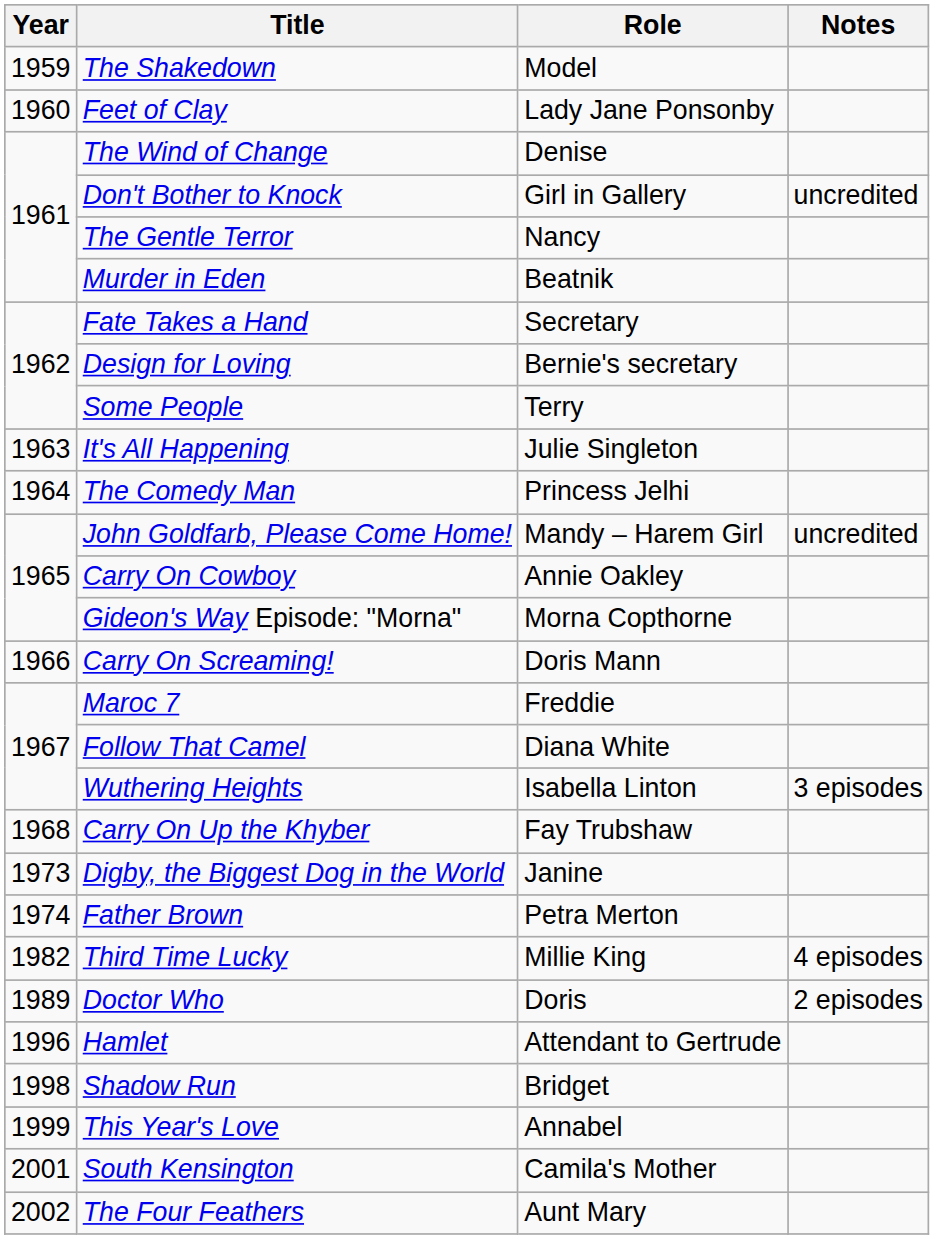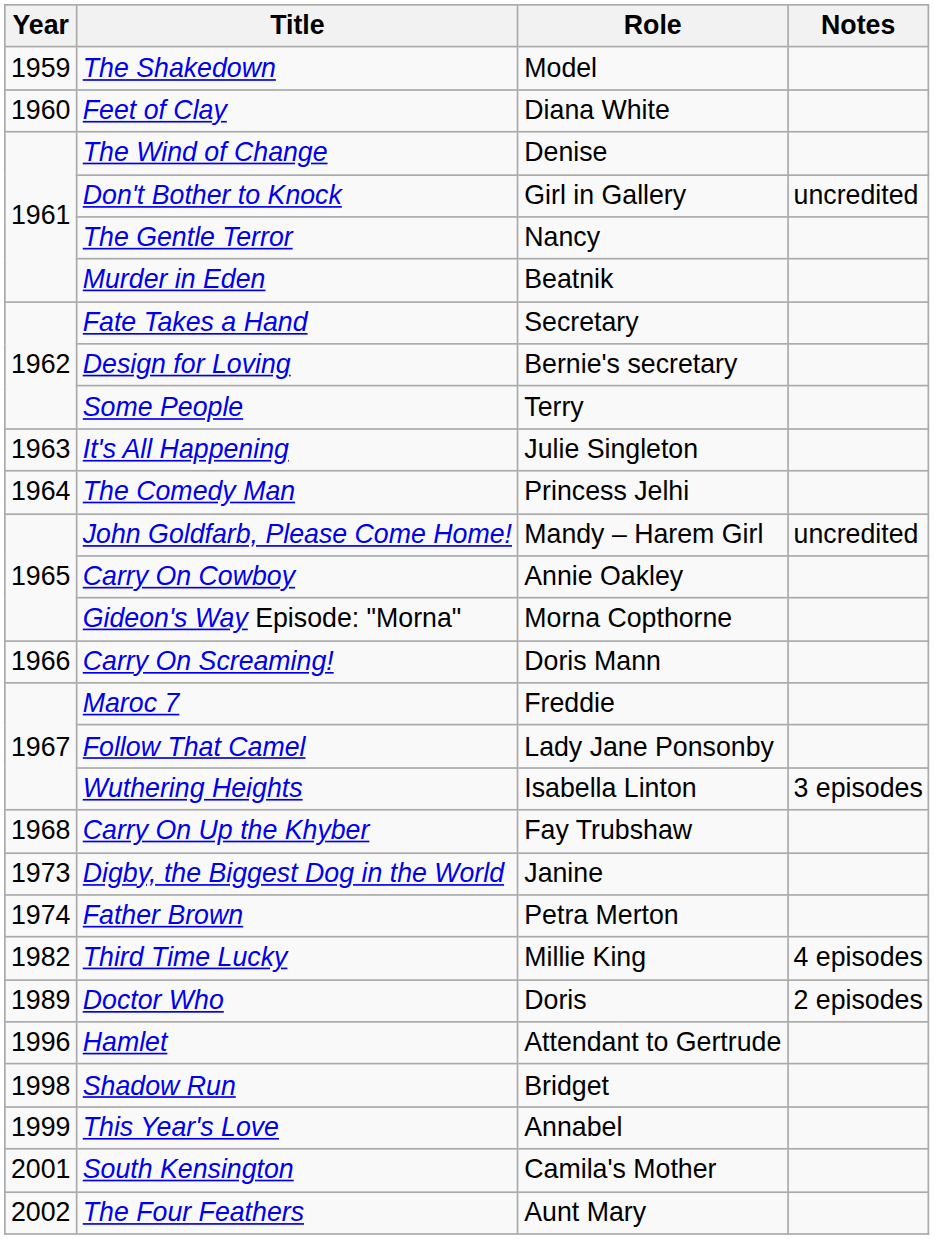(649, 110) Lady Jane Ponsonby -> (597, 110) Diana White
(597, 746) Diana White -> (649, 746) Lady Jane Ponsonby
